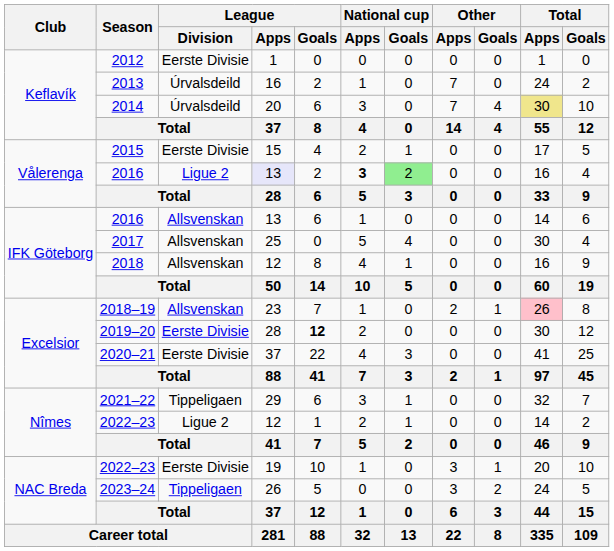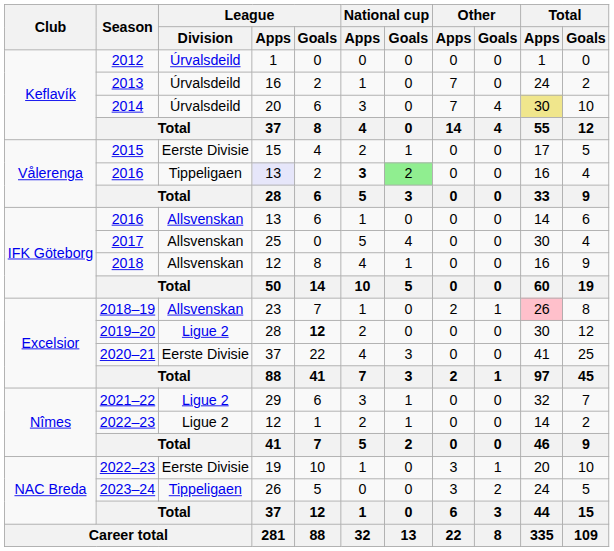(205, 60) Eerste Divisie -> (205, 60) Úrvalsdeild
(205, 173) Ligue 2 -> (205, 173) Tippeligaen
(205, 331) Eerste Divisie -> (205, 331) Ligue 2
(205, 399) Tippeligaen -> (205, 399) Ligue 2
